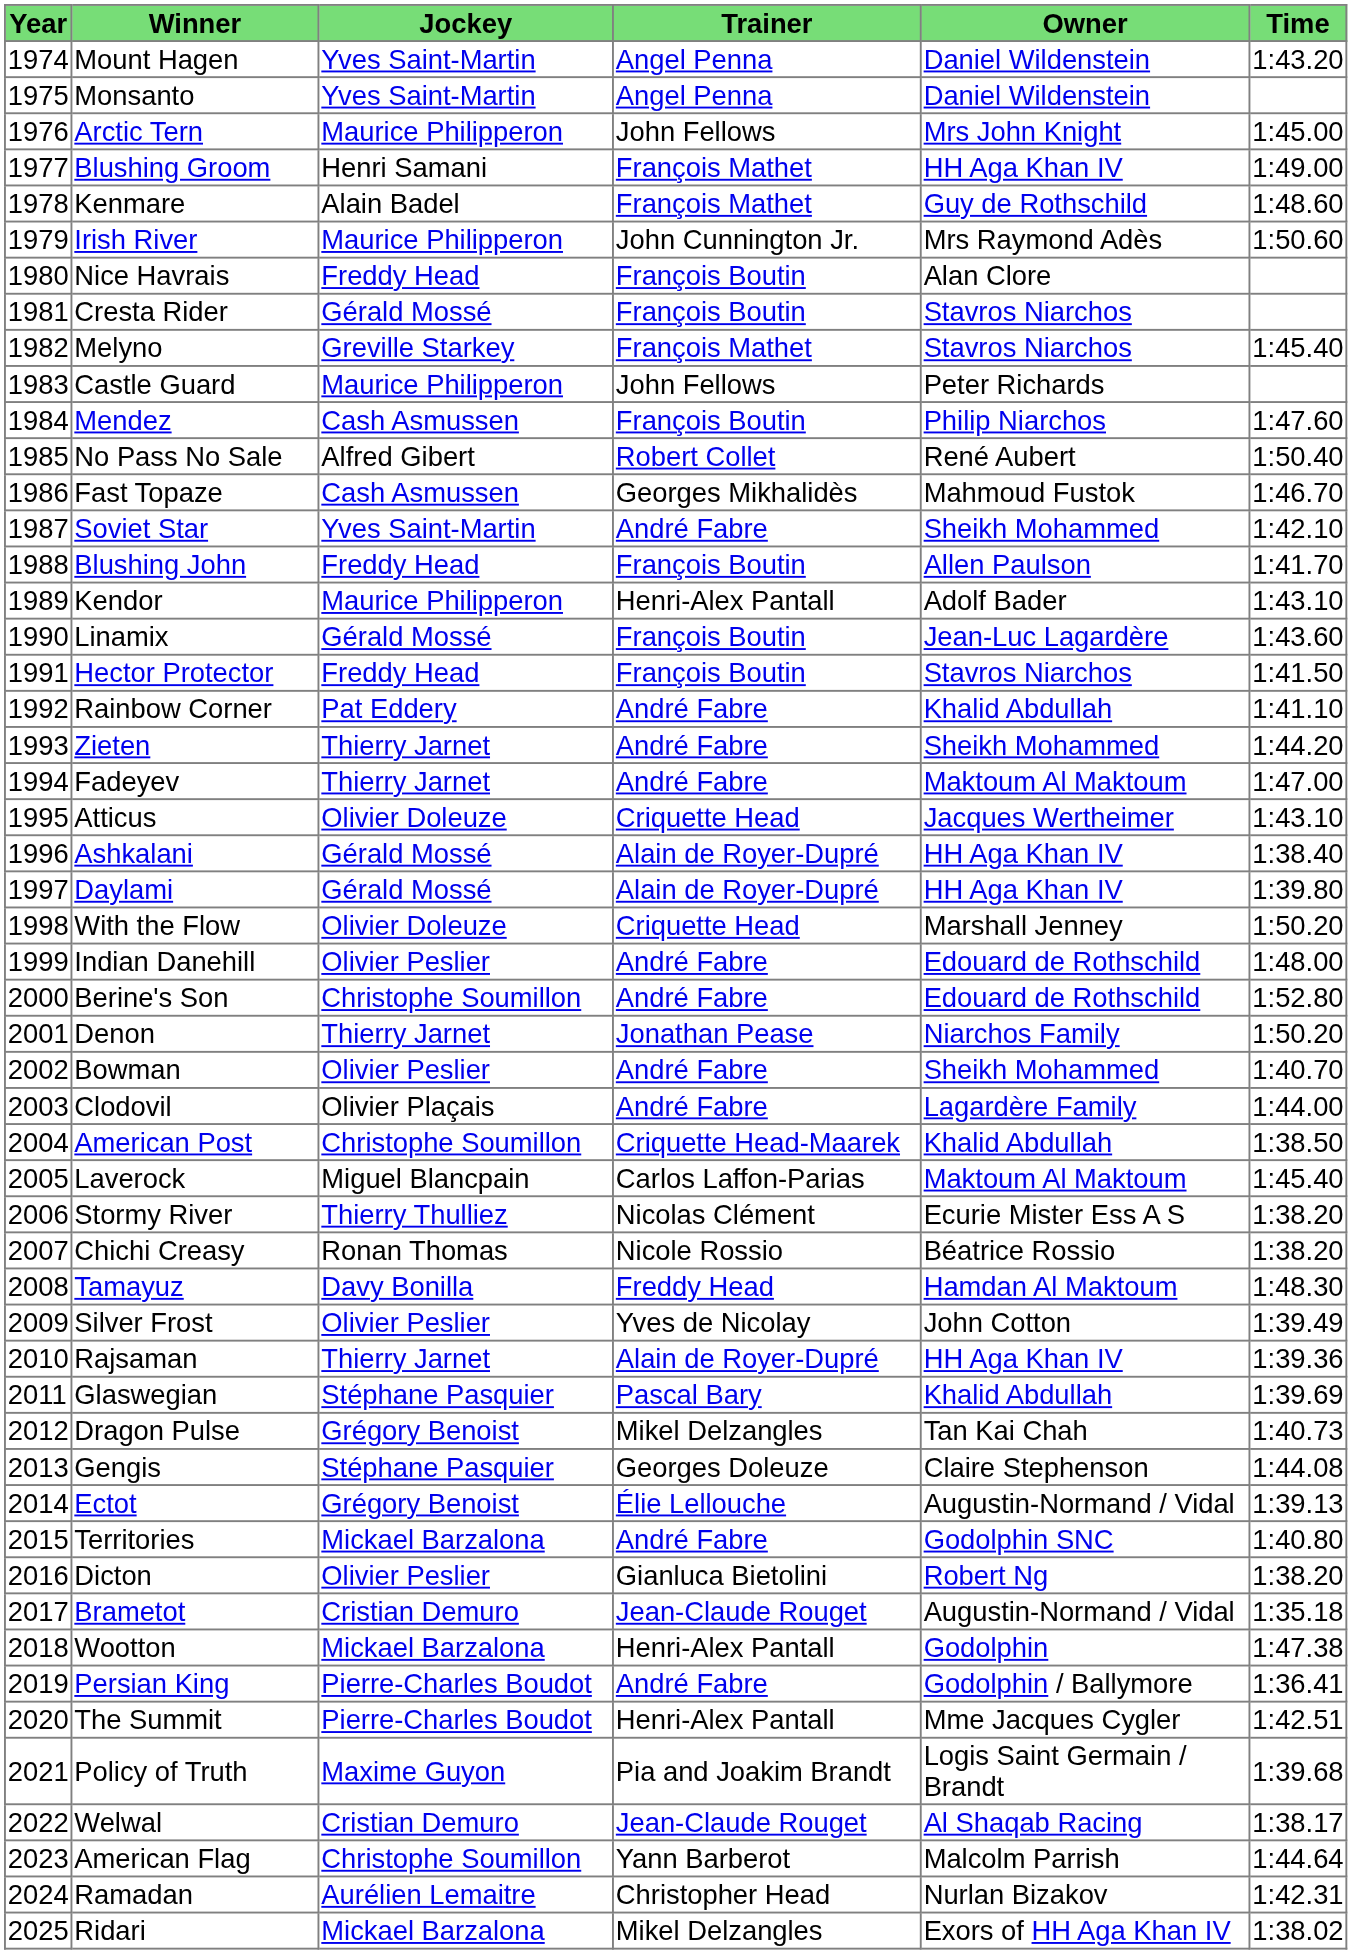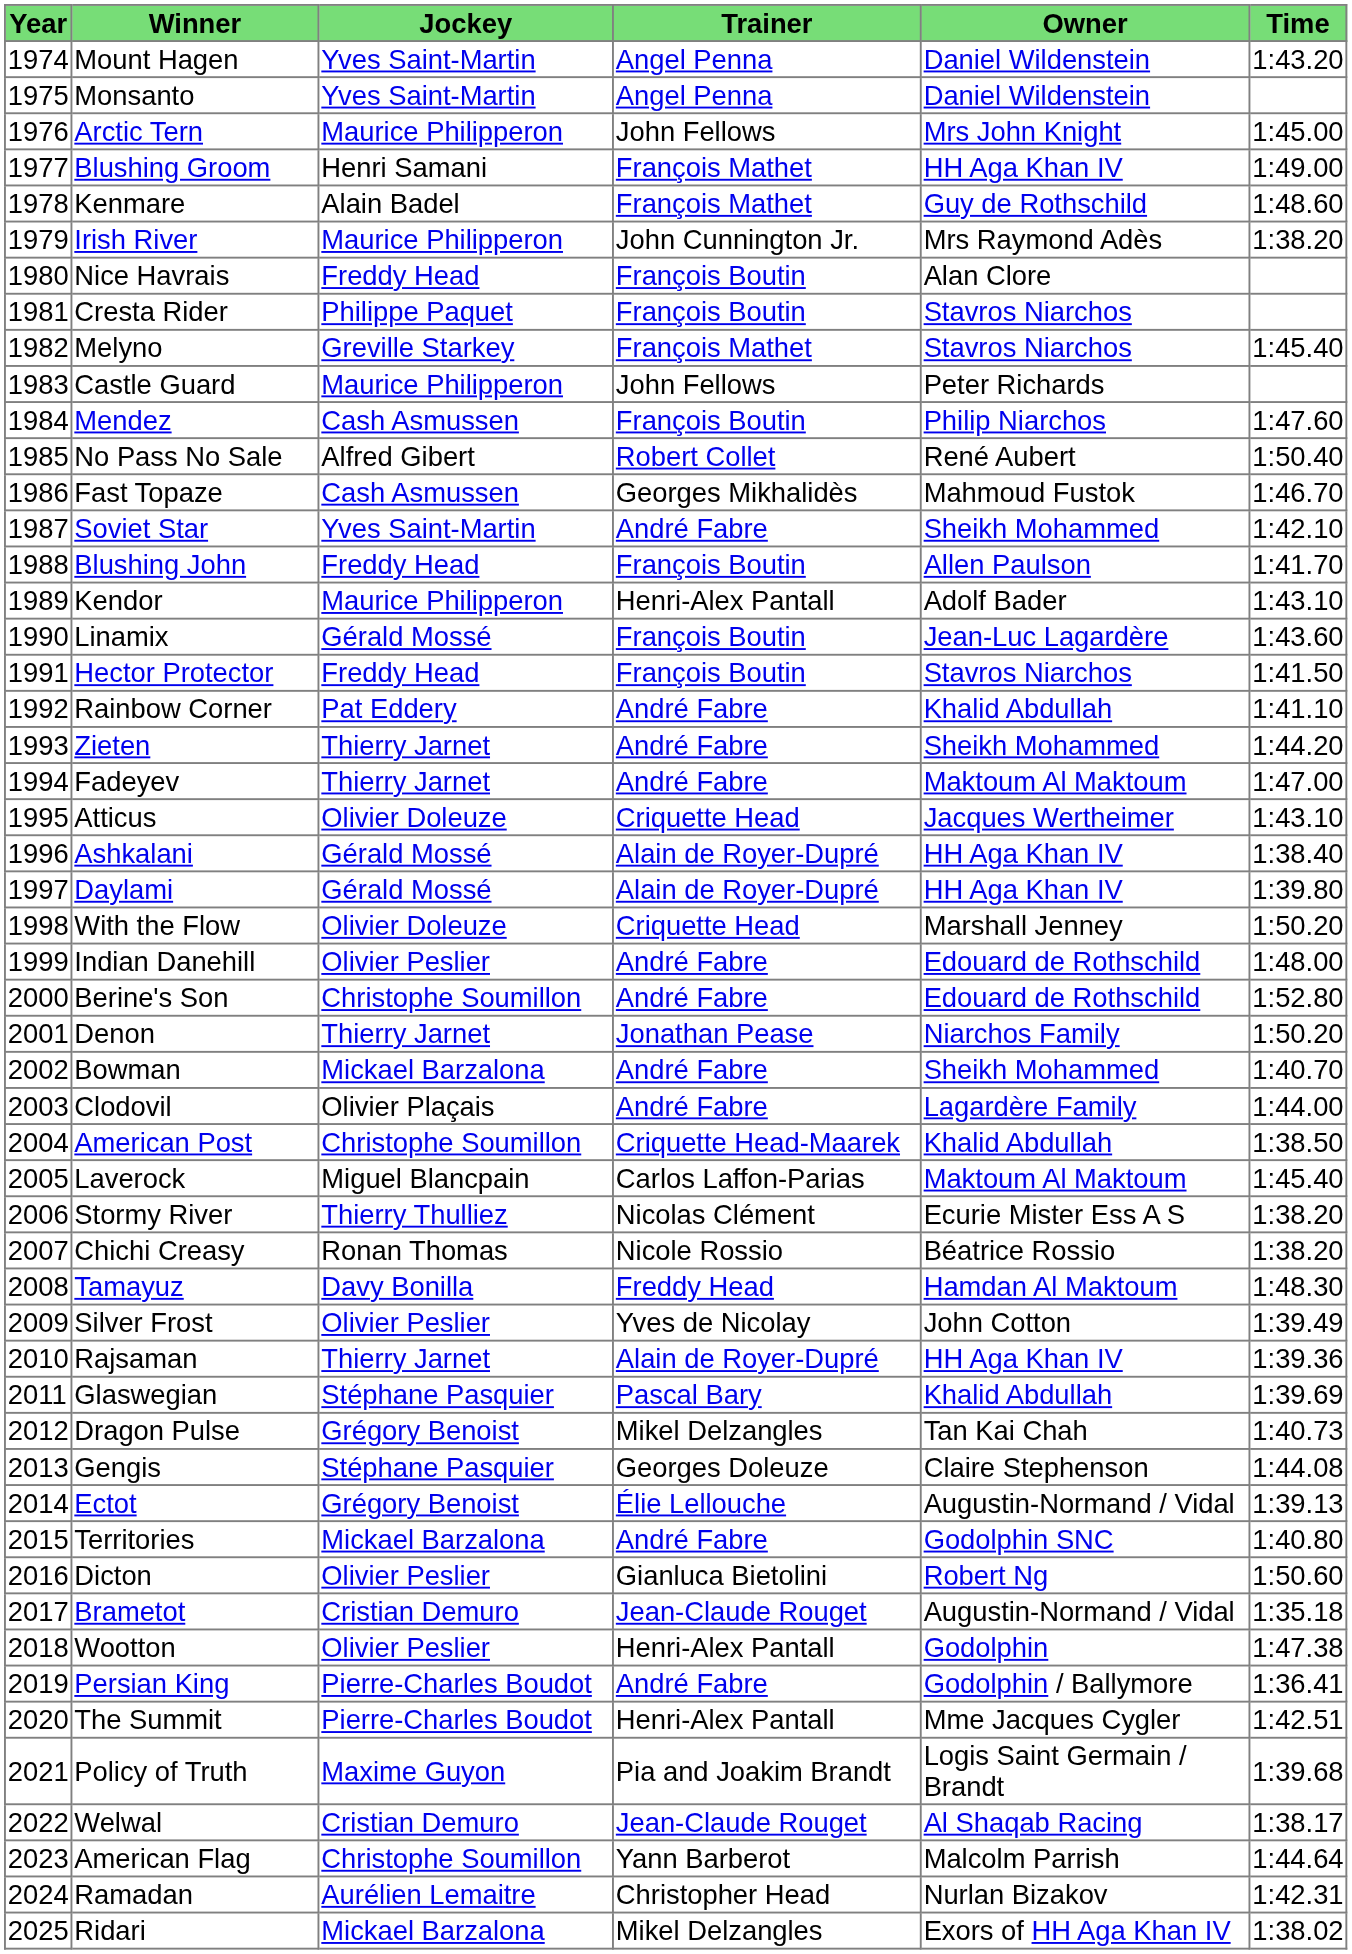(1298, 240) 1:50.60 -> (1298, 240) 1:38.20
(406, 312) Gérald Mossé -> (417, 312) Philippe Paquet
(406, 1070) Olivier Peslier -> (433, 1070) Mickael Barzalona
(1298, 1575) 1:38.20 -> (1298, 1575) 1:50.60
(433, 1647) Mickael Barzalona -> (406, 1647) Olivier Peslier
